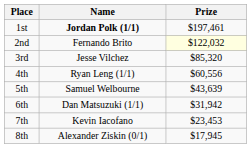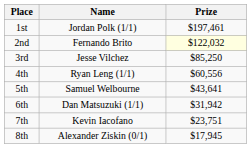(103, 27) bold -> (103, 27) normal
(206, 58) $85,320 -> (206, 58) $85,250
(206, 89) $43,639 -> (206, 89) $43,641
(206, 120) $23,453 -> (206, 120) $23,751
